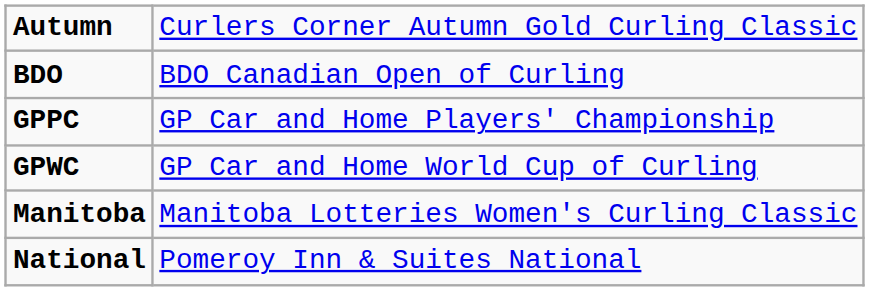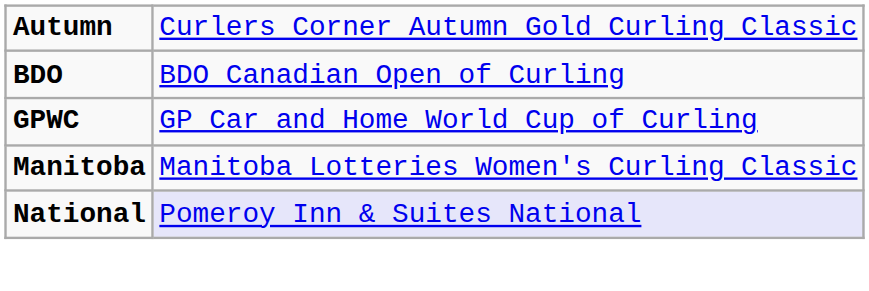- row: (46, 121)
(400, 261) no background -> (400, 215) lavender background
